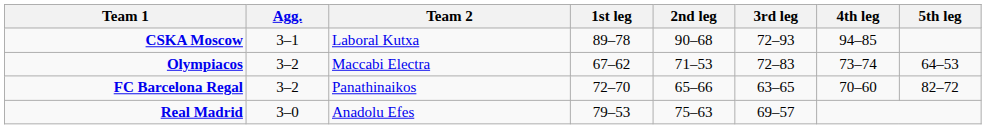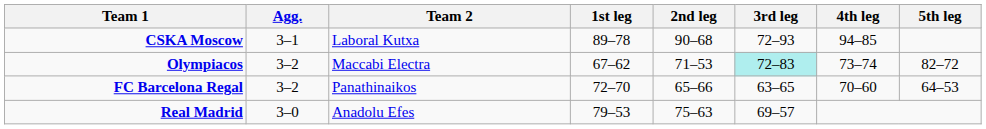(776, 64) no background -> (776, 64) paleturquoise background
(940, 64) 64–53 -> (940, 64) 82–72
(940, 87) 82–72 -> (940, 87) 64–53
